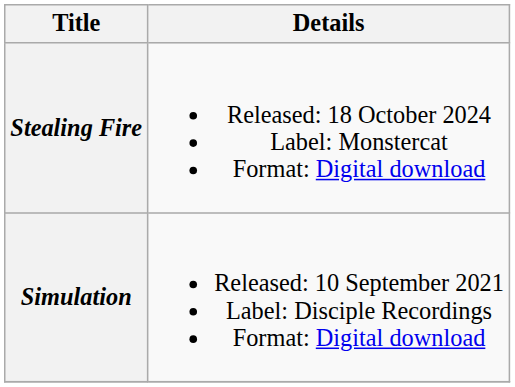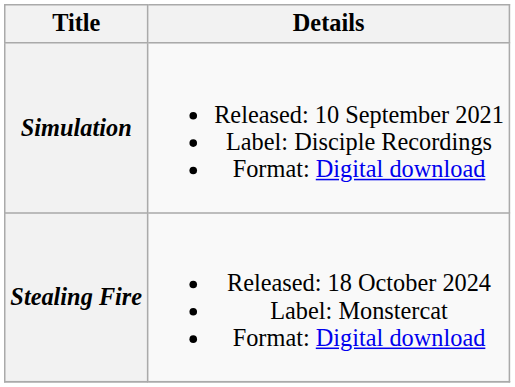rows swapped: (76, 297) <-> (76, 127)
